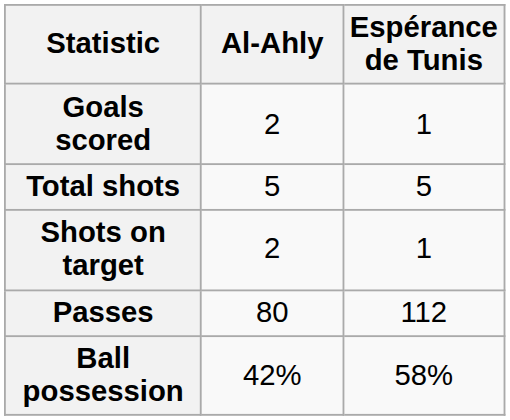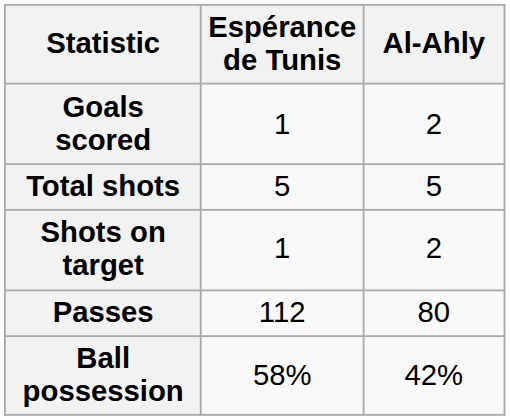columns swapped: (272, 44) <-> (424, 44)
